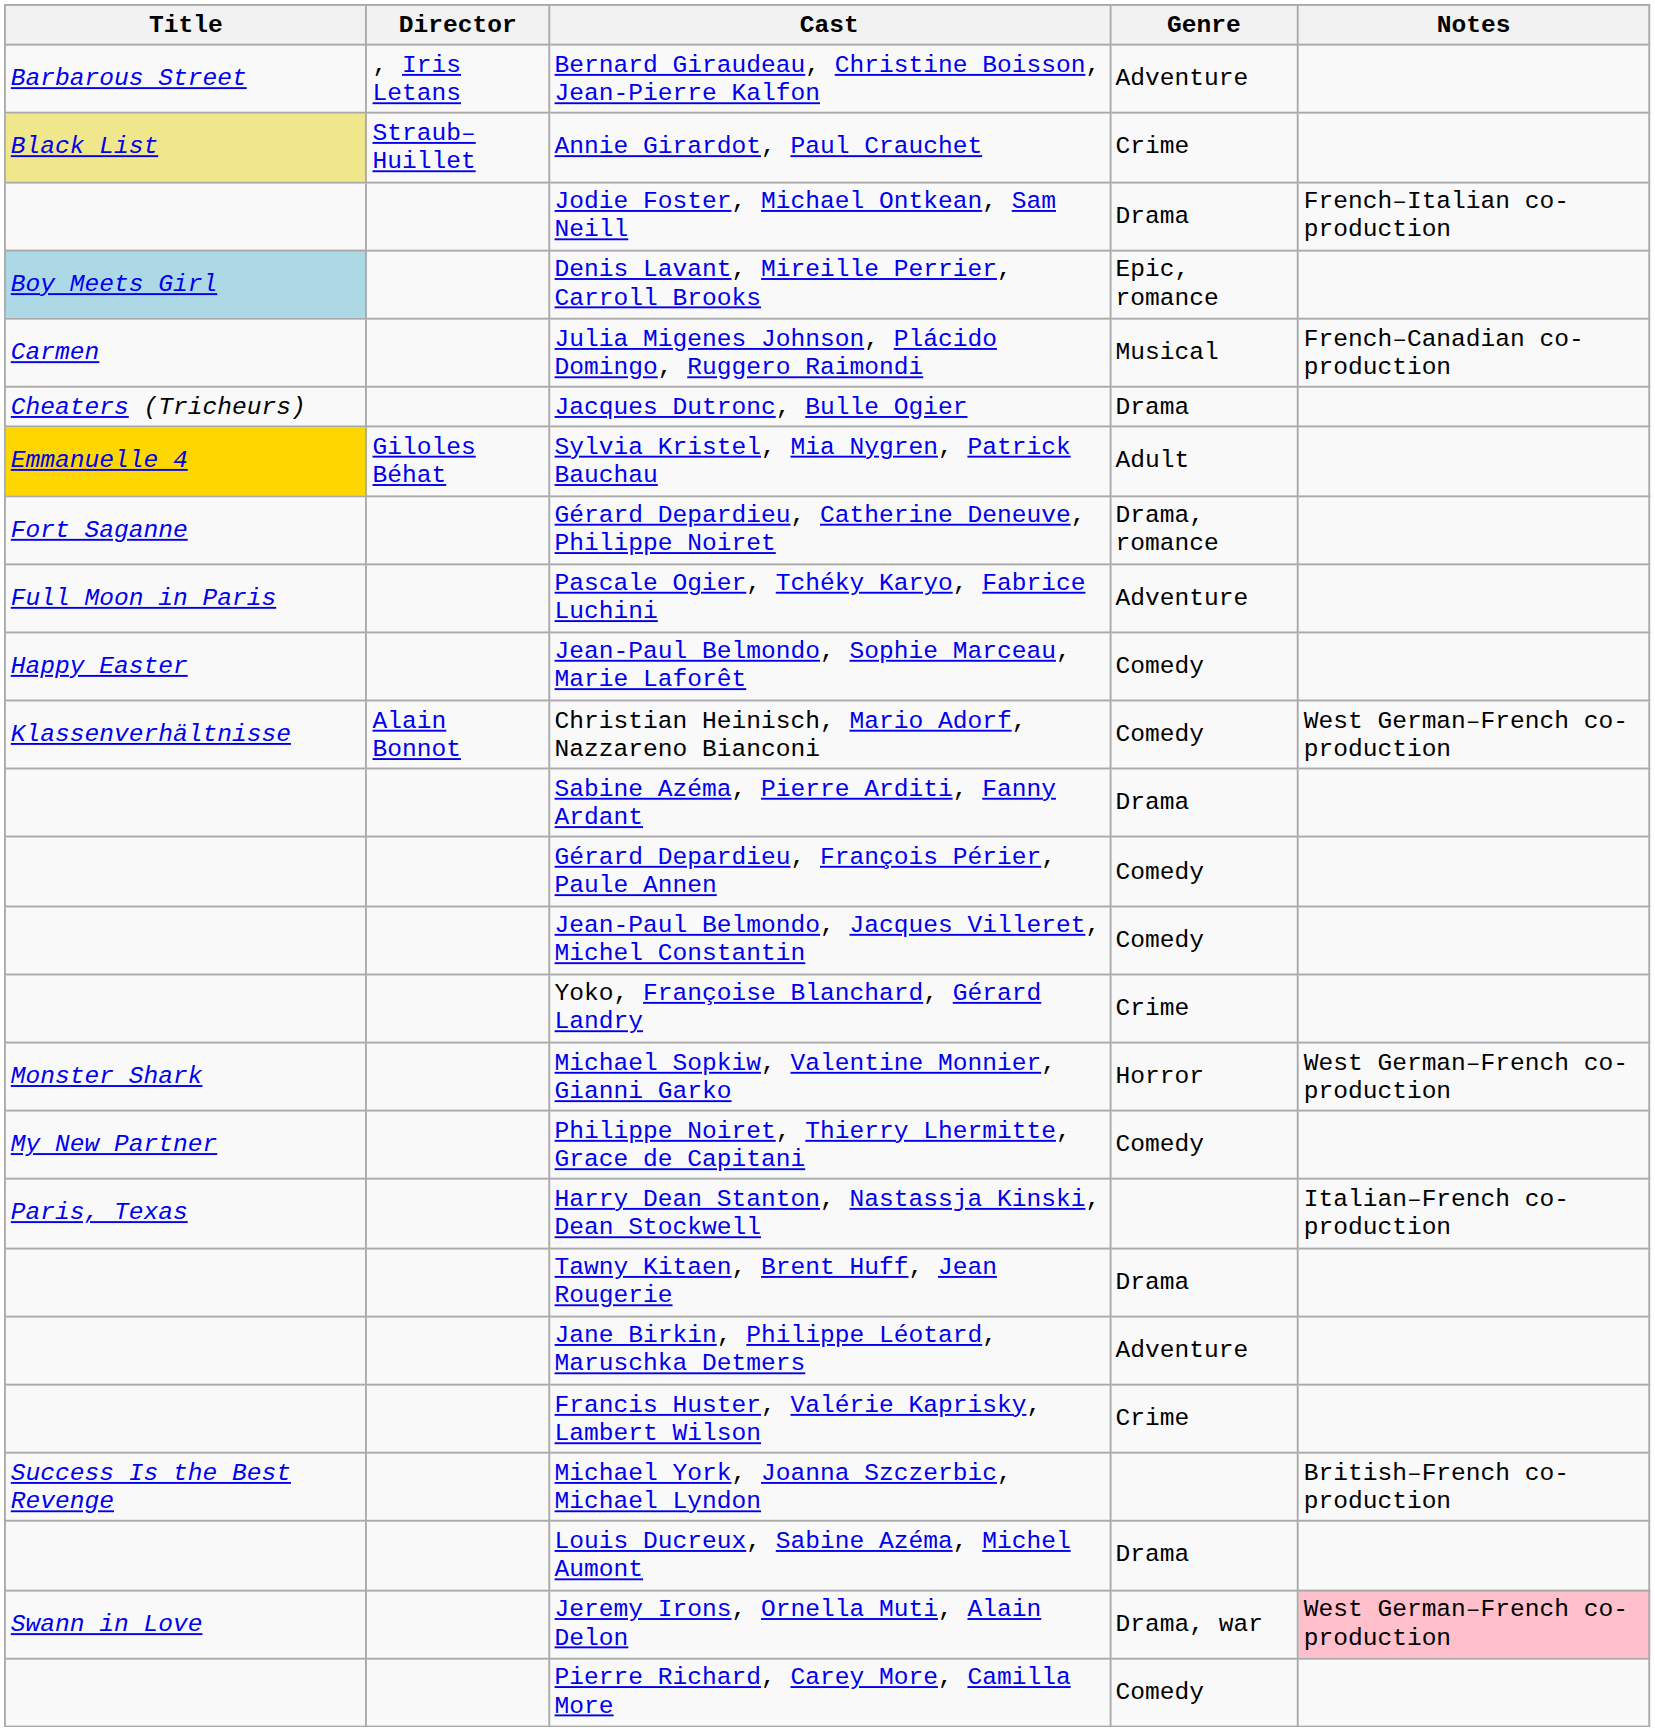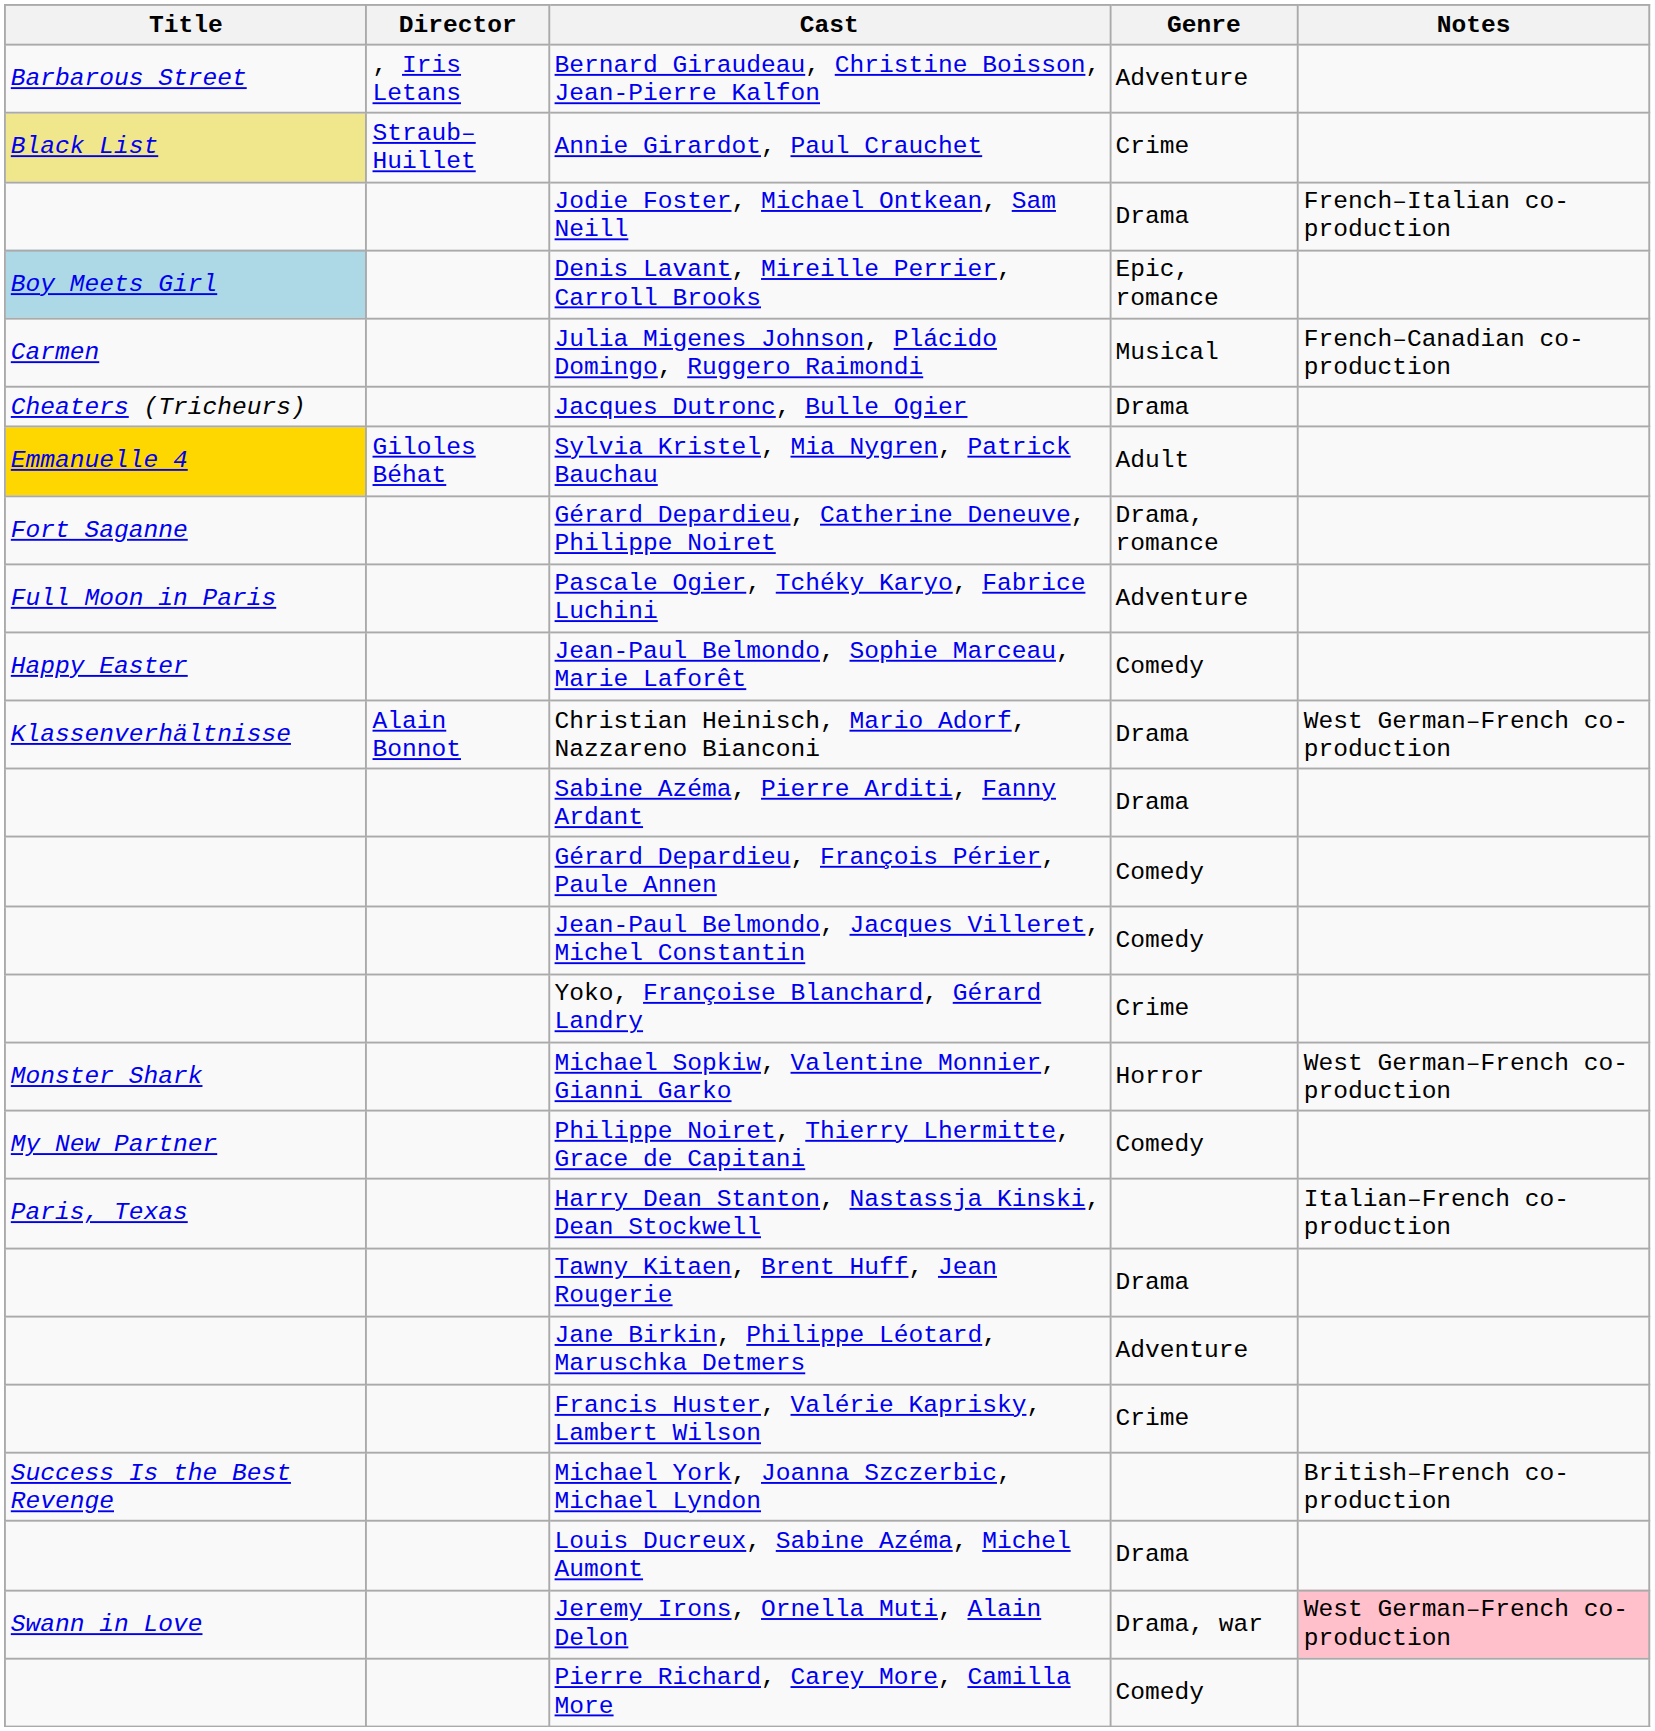(1160, 735) Comedy -> (1152, 735) Drama
